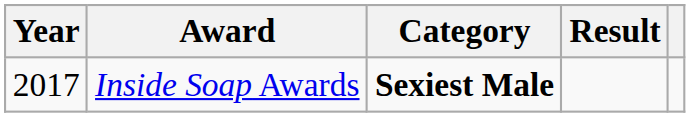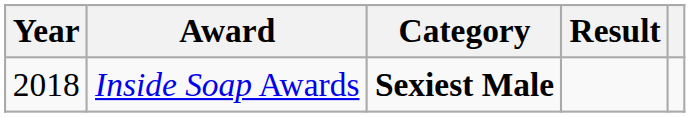(46, 84) 2017 -> (46, 84) 2018
